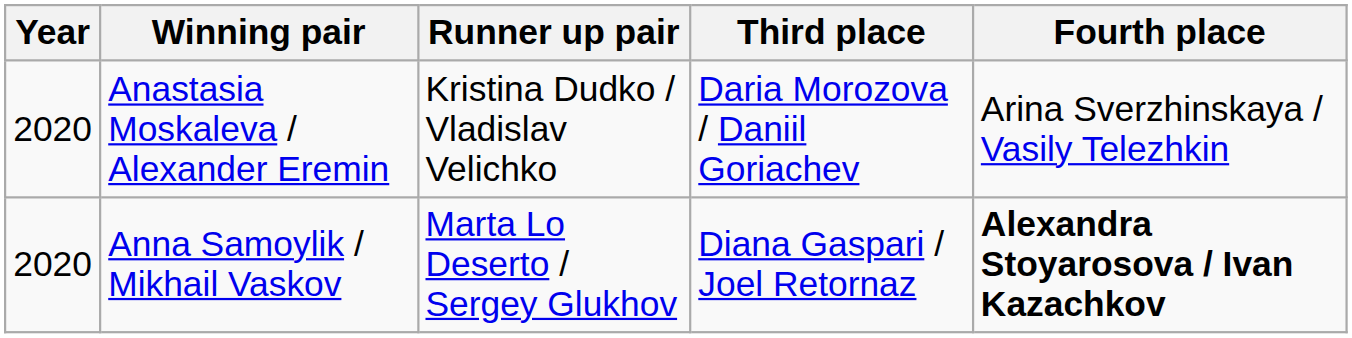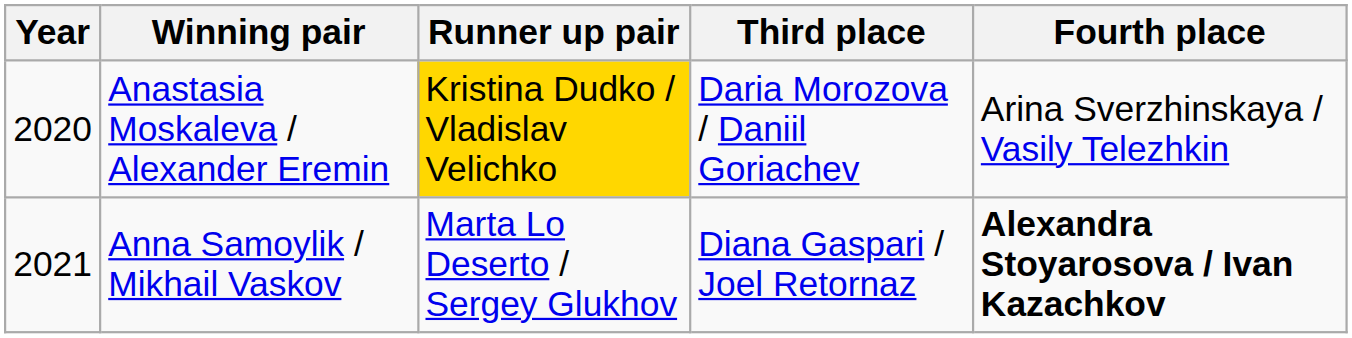(550, 128) no background -> (550, 128) gold background
(53, 264) 2020 -> (53, 264) 2021
